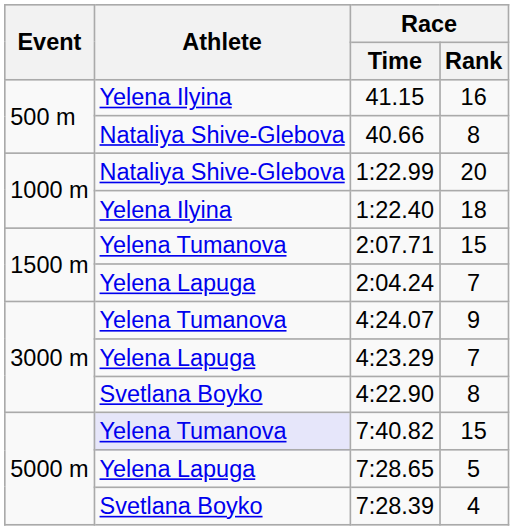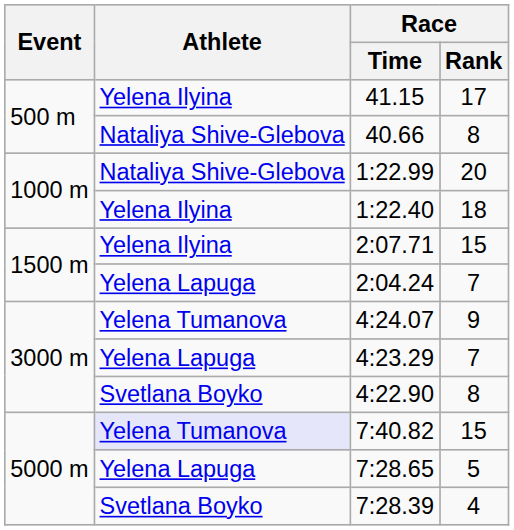(474, 98) 16 -> (474, 98) 17
(193, 246) Yelena Tumanova -> (166, 246) Yelena Ilyina
